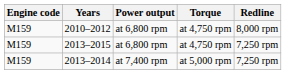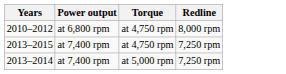- column: (33, 12)
(141, 45) at 6,800 rpm -> (84, 45) at 7,400 rpm
